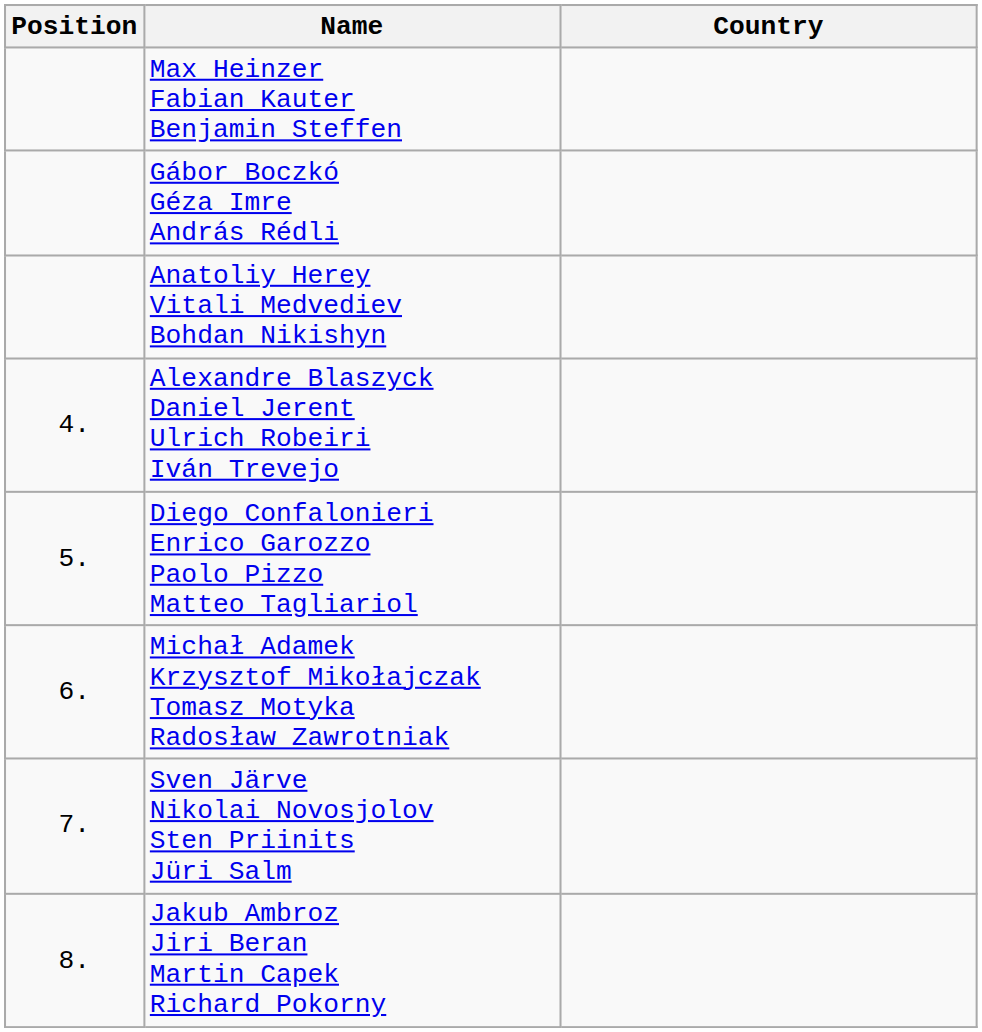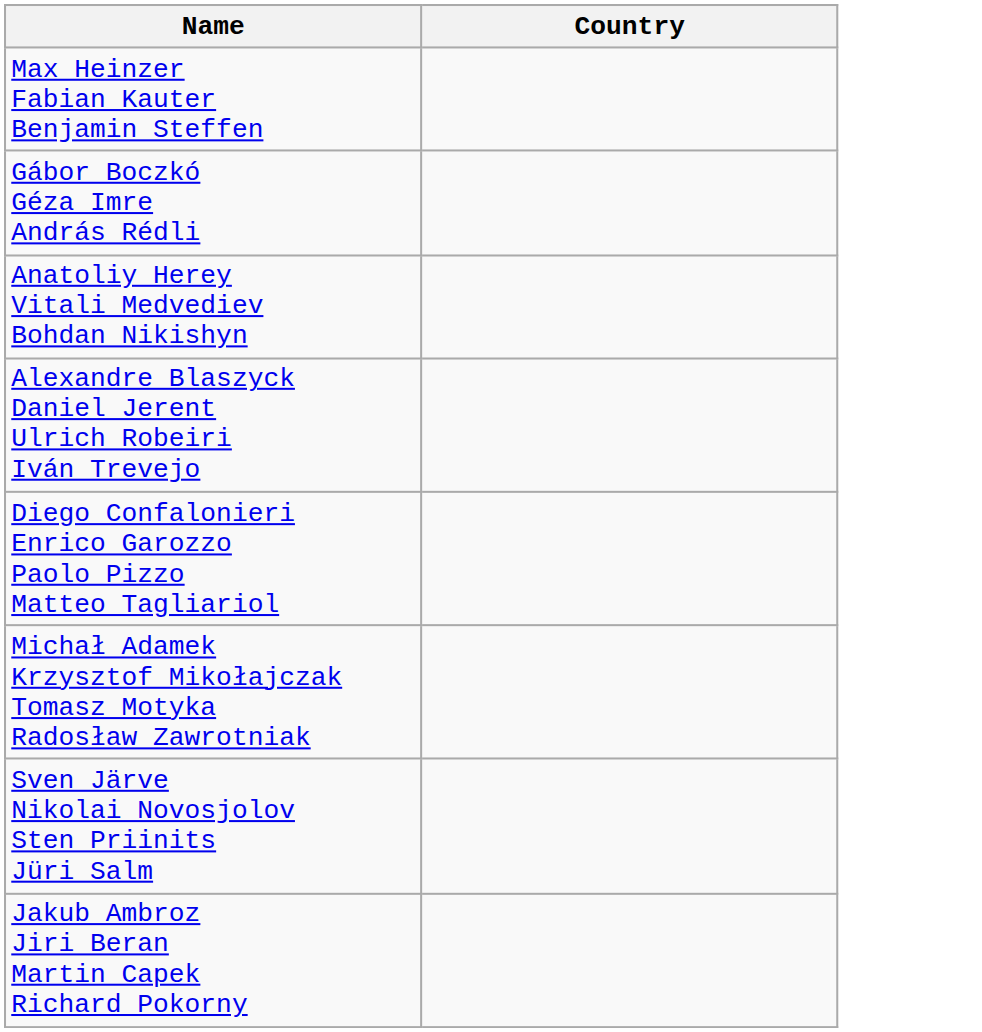- column: (74, 26)
